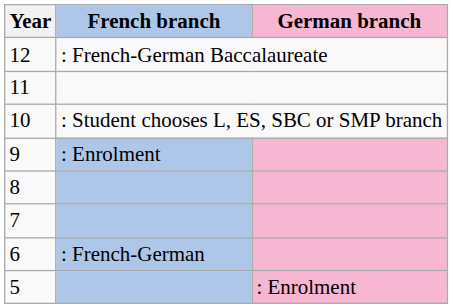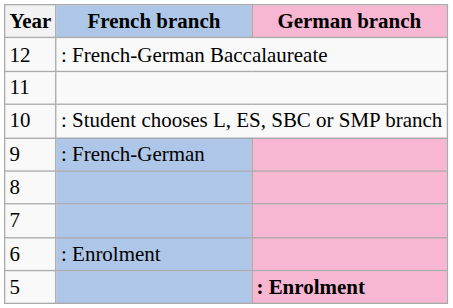(111, 154) : Enrolment -> (133, 154) : French-German
(133, 253) : French-German -> (111, 253) : Enrolment
(306, 287) normal -> (311, 287) bold
